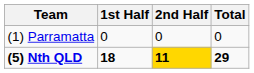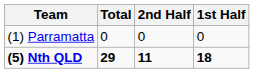columns swapped: (125, 15) <-> (230, 15)
(162, 57) gold background -> (145, 57) no background
